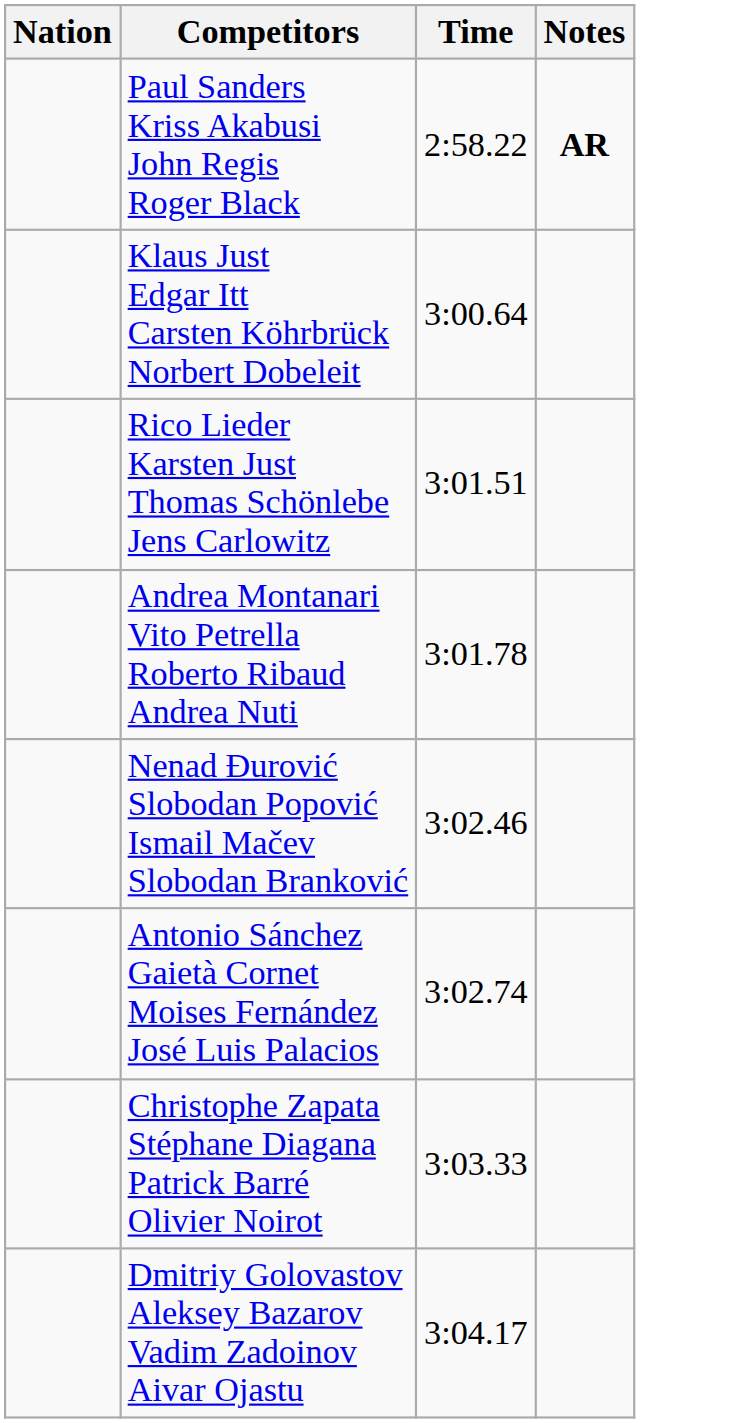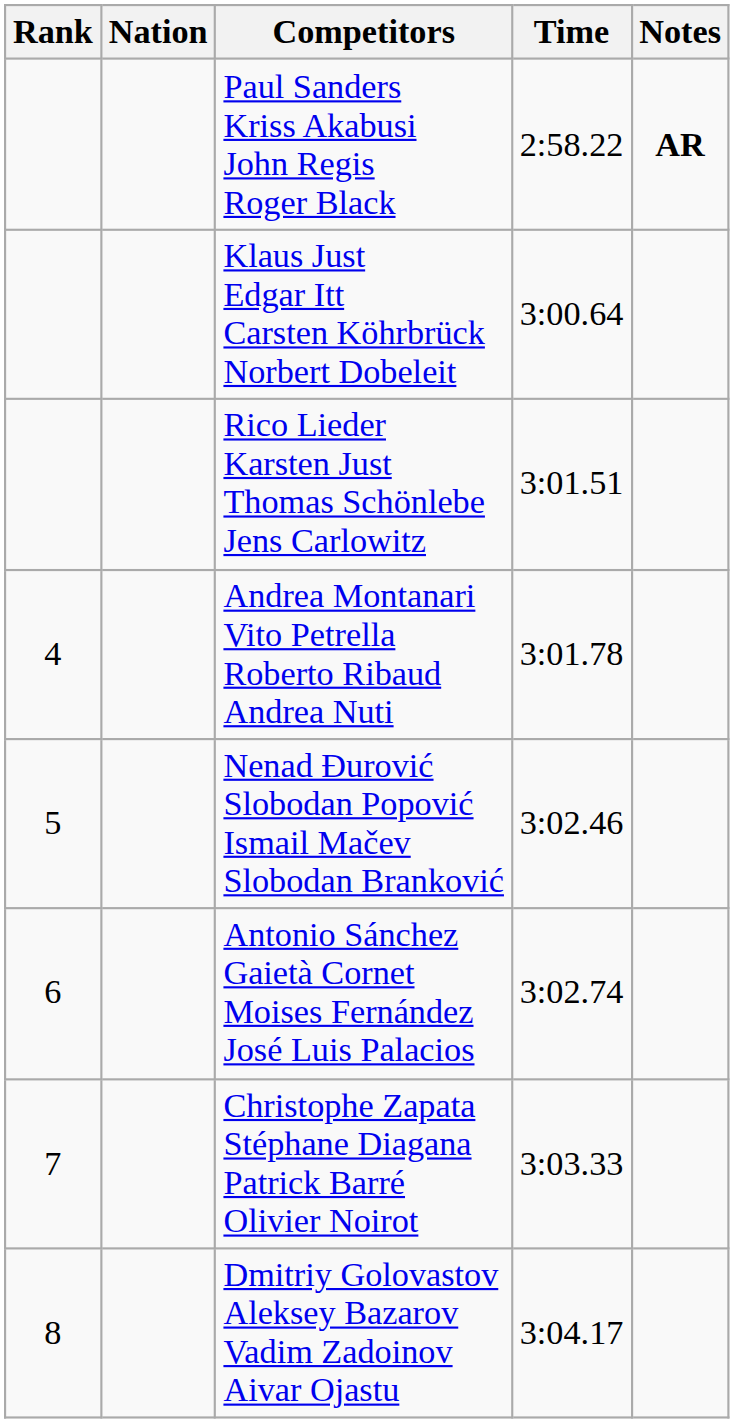+ column: (53, 31)
